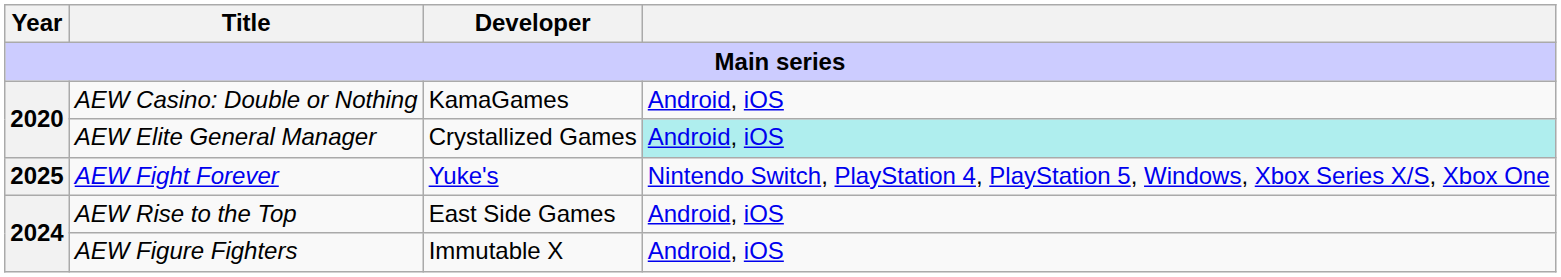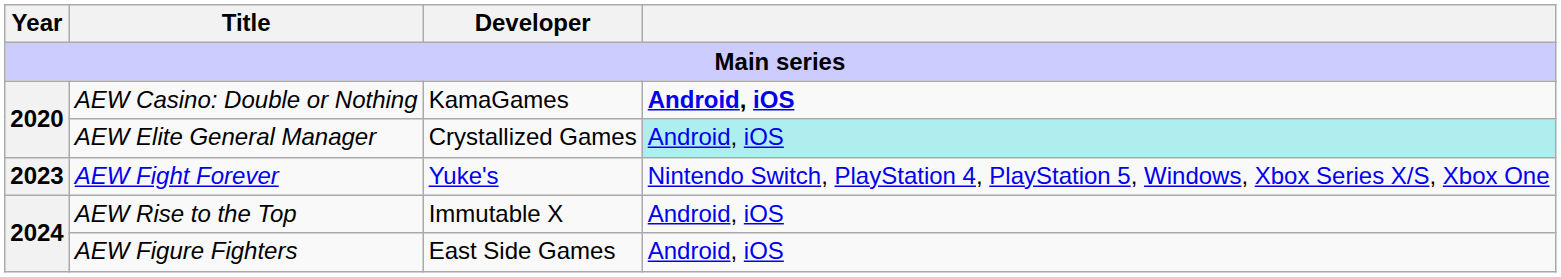(716, 99) normal -> (721, 99) bold
(37, 175) 2025 -> (37, 175) 2023
(522, 213) East Side Games -> (496, 213) Immutable X
(496, 251) Immutable X -> (522, 251) East Side Games
